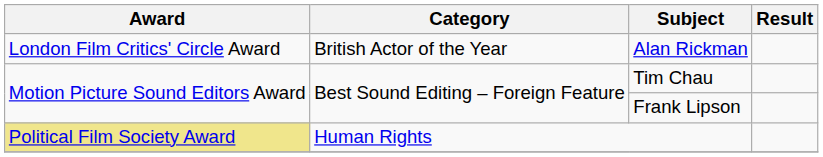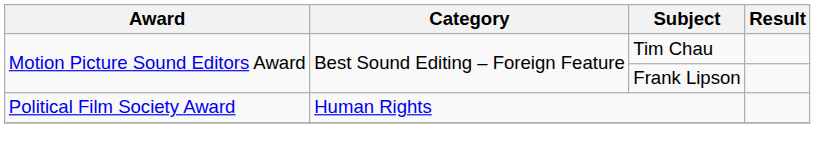- row: (691, 48)
(122, 136) khaki background -> (122, 107) no background
